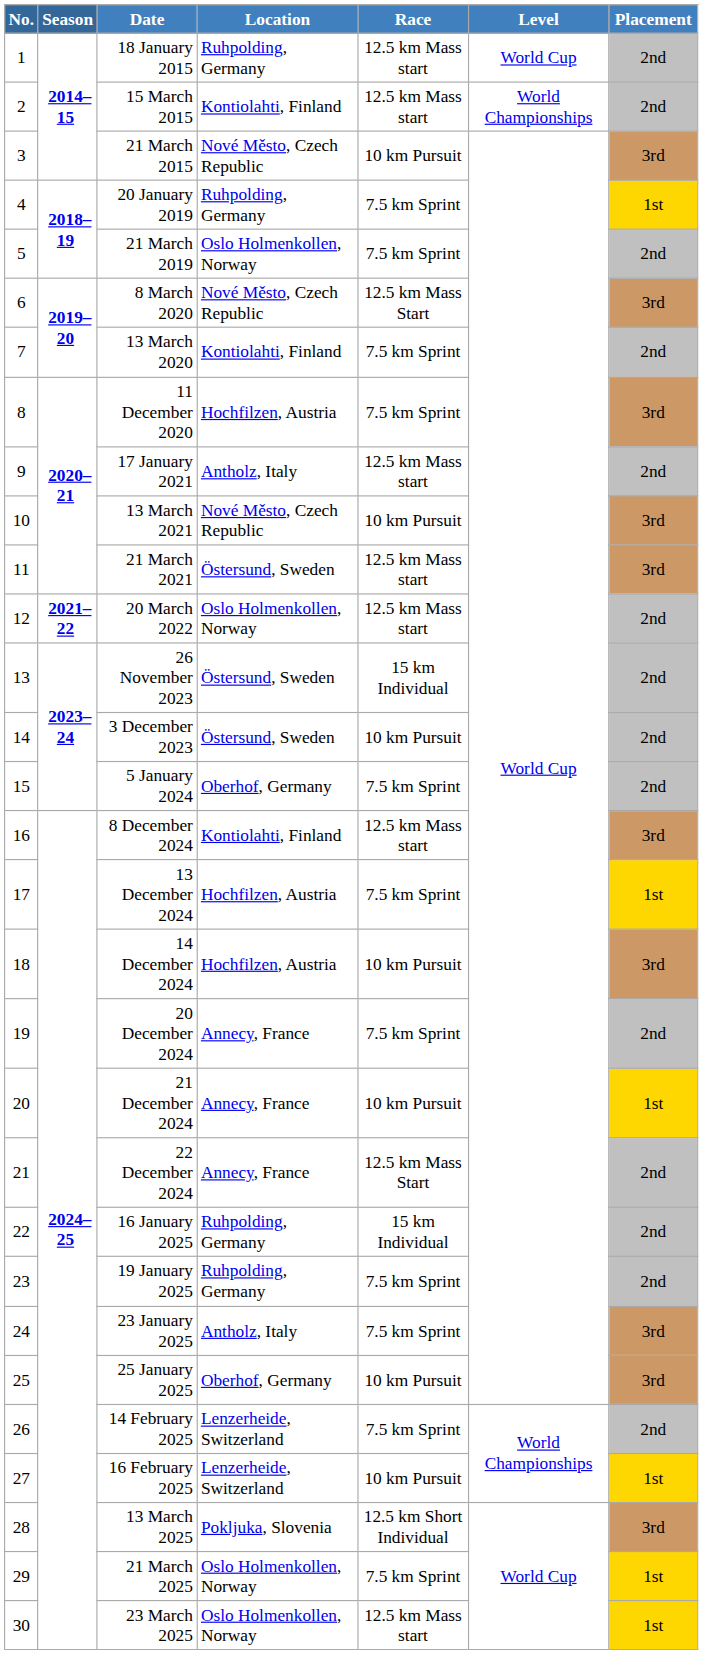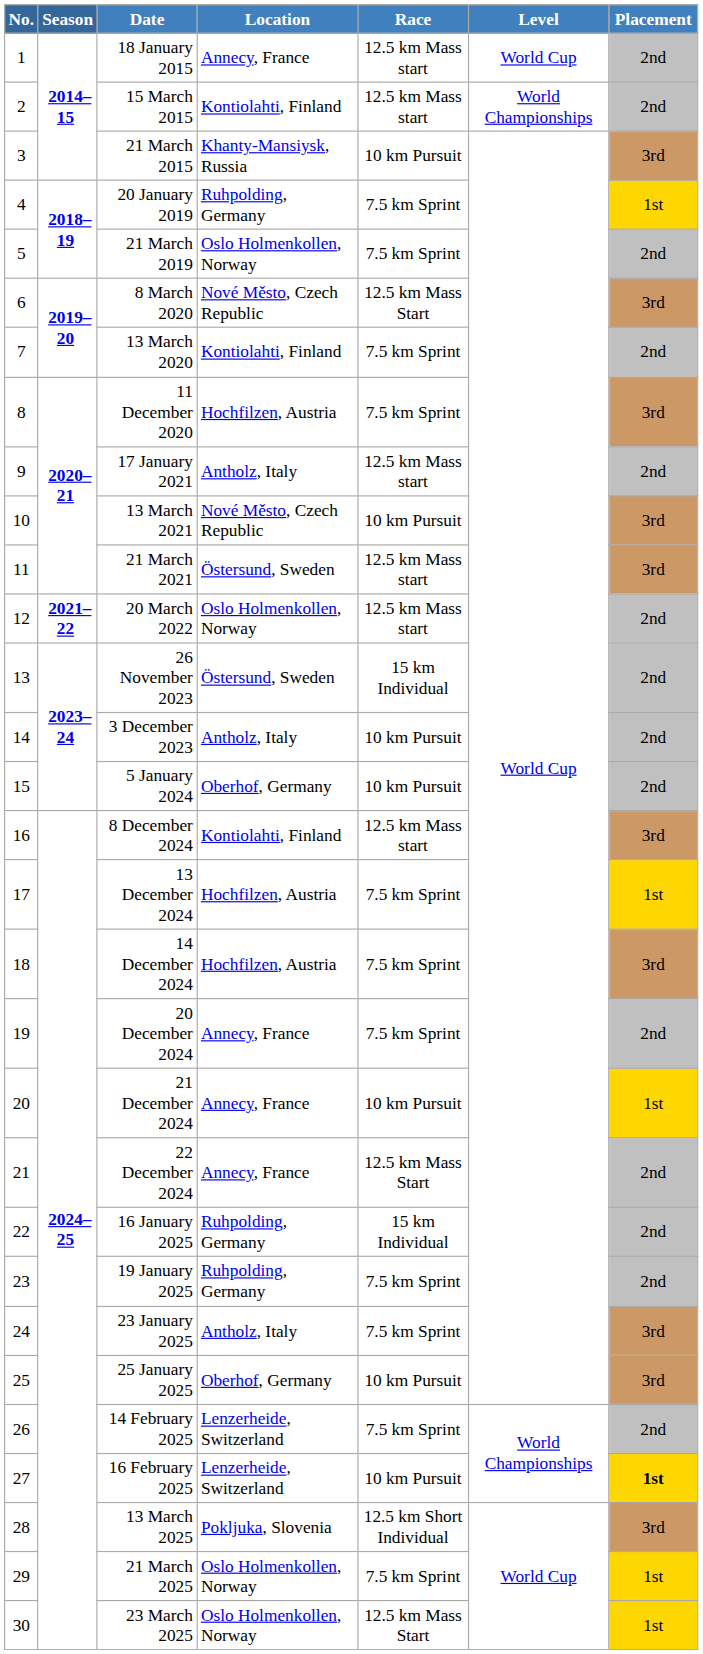(244, 57) Ruhpolding, Germany -> (255, 57) Annecy, France
(269, 155) Nové Město, Czech Republic -> (265, 155) Khanty-Mansiysk, Russia
(268, 737) Östersund, Sweden -> (249, 737) Antholz, Italy
(413, 786) 7.5 km Sprint -> (413, 786) 10 km Pursuit
(413, 964) 10 km Pursuit -> (413, 964) 7.5 km Sprint
(653, 1477) normal -> (653, 1477) bold
(413, 1625) 12.5 km Mass start -> (413, 1625) 12.5 km Mass Start
